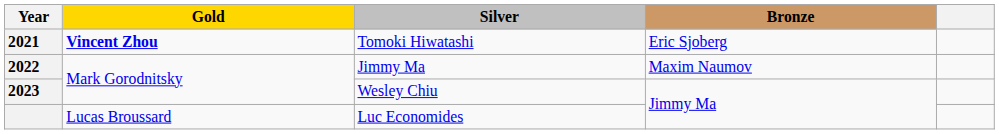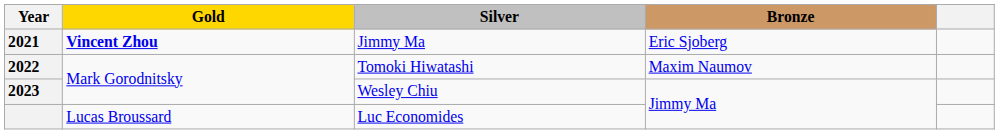(416, 41) Tomoki Hiwatashi -> (391, 41) Jimmy Ma
(391, 66) Jimmy Ma -> (416, 66) Tomoki Hiwatashi
